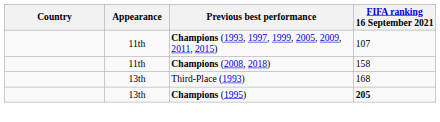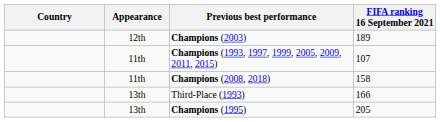+ row: (209, 38)
(363, 79) 168 -> (363, 94) 166
(363, 94) bold -> (363, 109) normal
